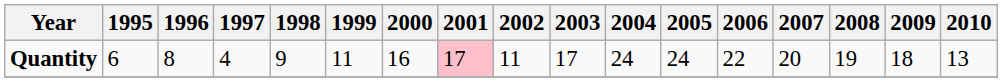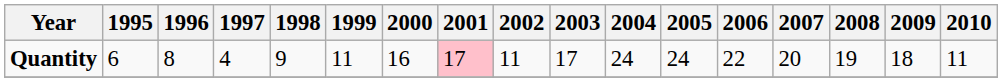(958, 58) 13 -> (957, 58) 11
